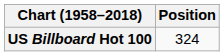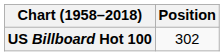(187, 39) 324 -> (187, 39) 302
